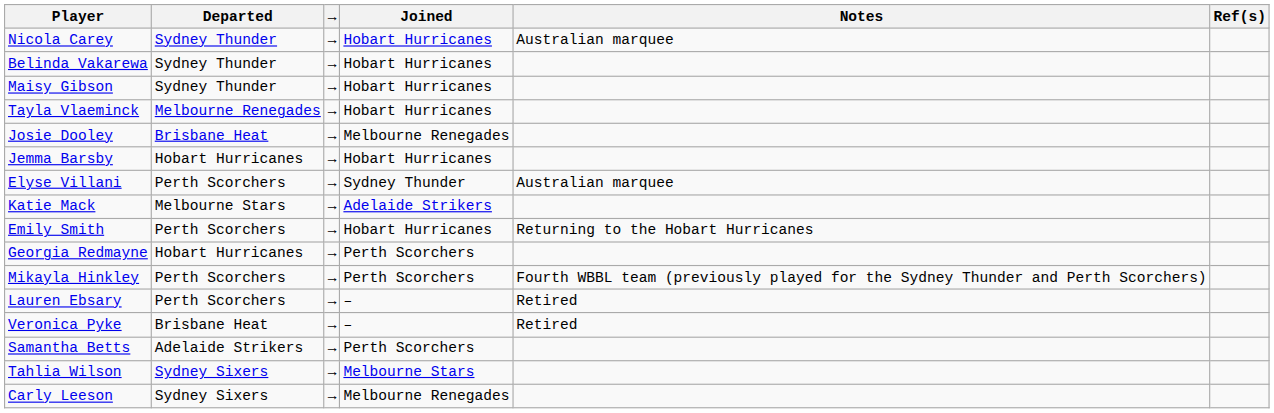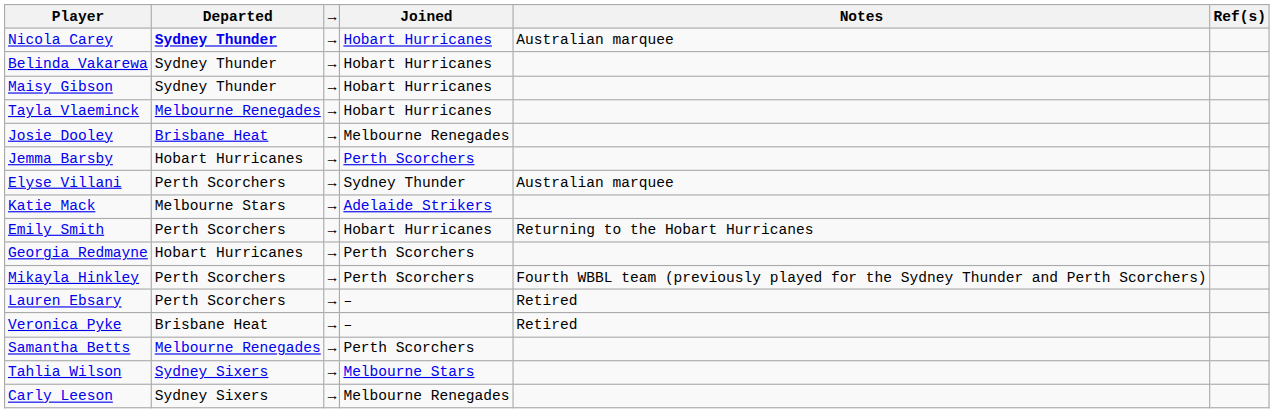(216, 40) normal -> (216, 40) bold
(418, 159) Hobart Hurricanes -> (409, 159) Perth Scorchers
(229, 349) Adelaide Strikers -> (238, 349) Melbourne Renegades
